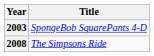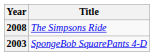rows swapped: (17, 28) <-> (17, 43)
